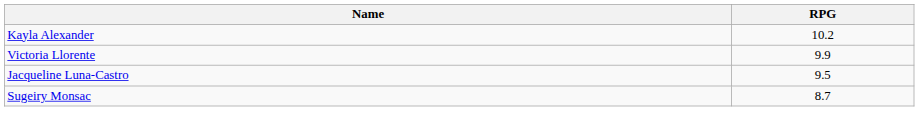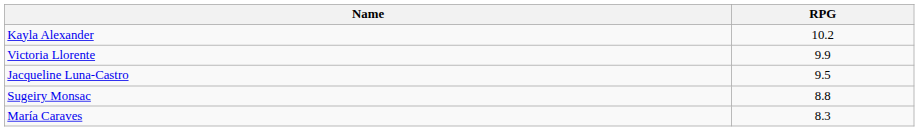(823, 95) 8.7 -> (823, 95) 8.8
+ row: (45, 116)
